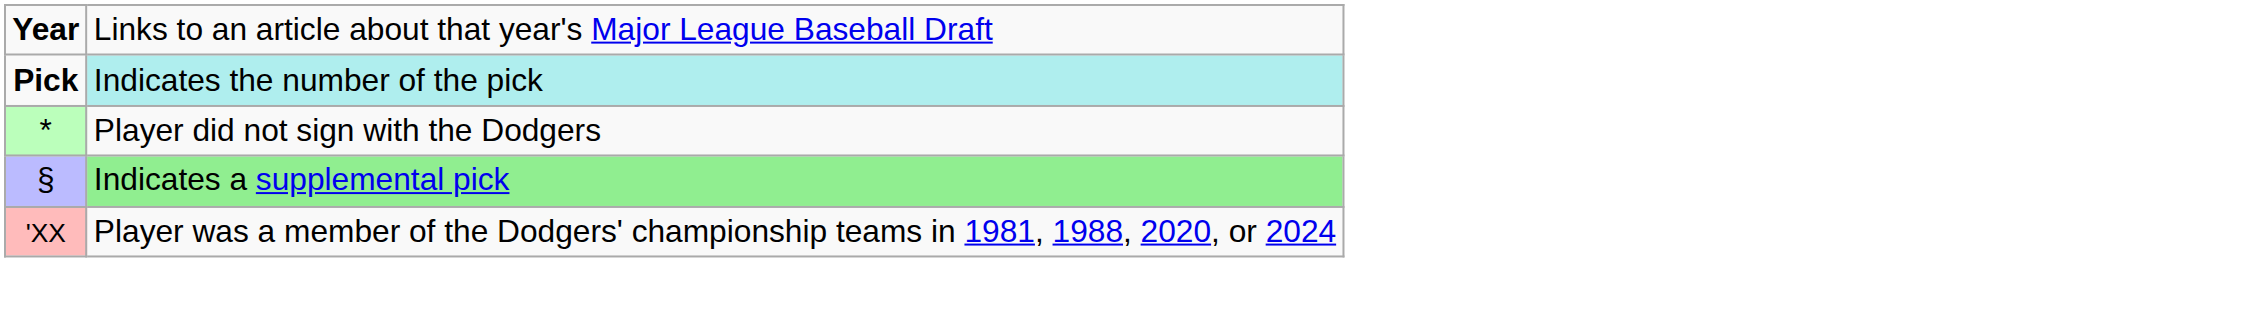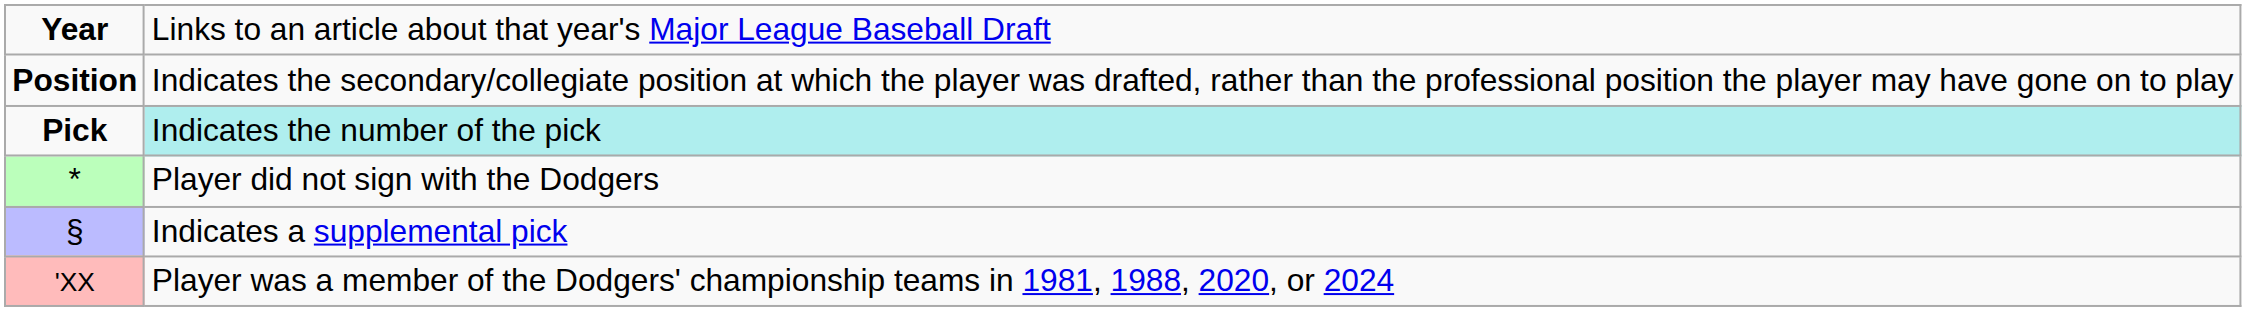+ row: (75, 79)
(302, 180) lightgreen background -> (360, 230) no background
